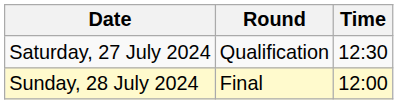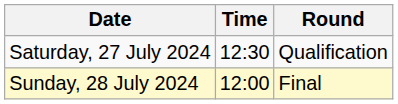columns swapped: (363, 20) <-> (274, 20)
